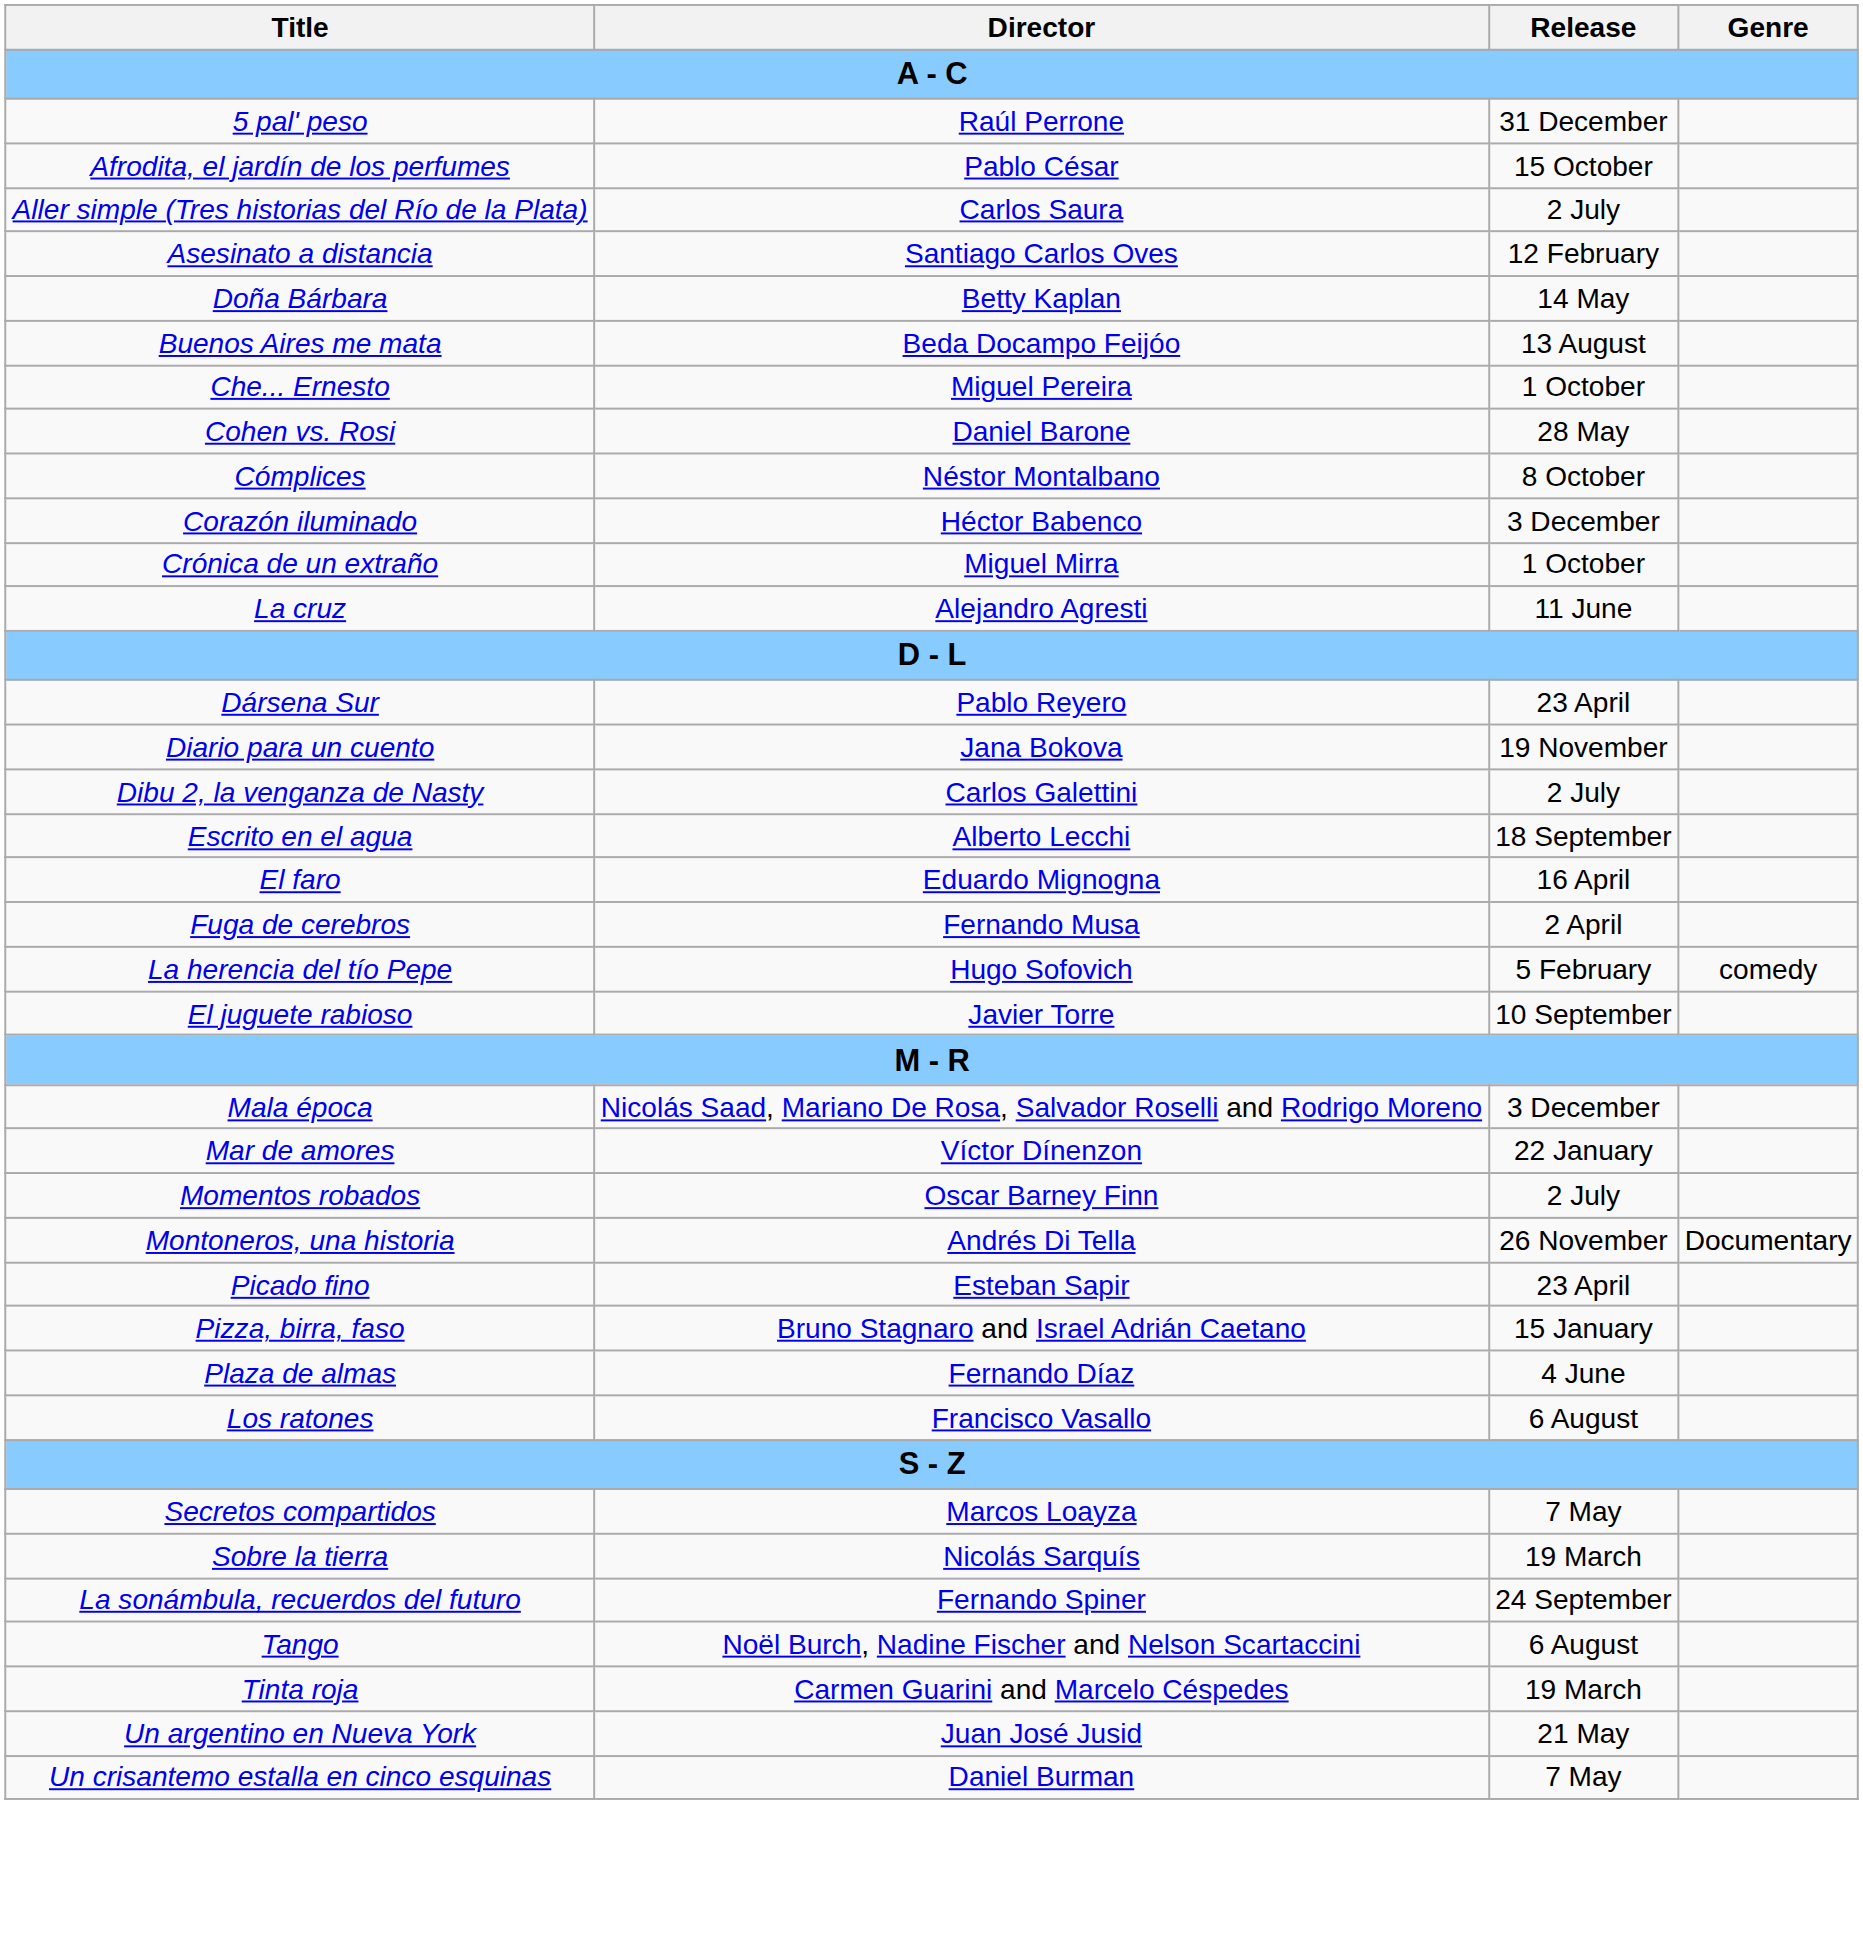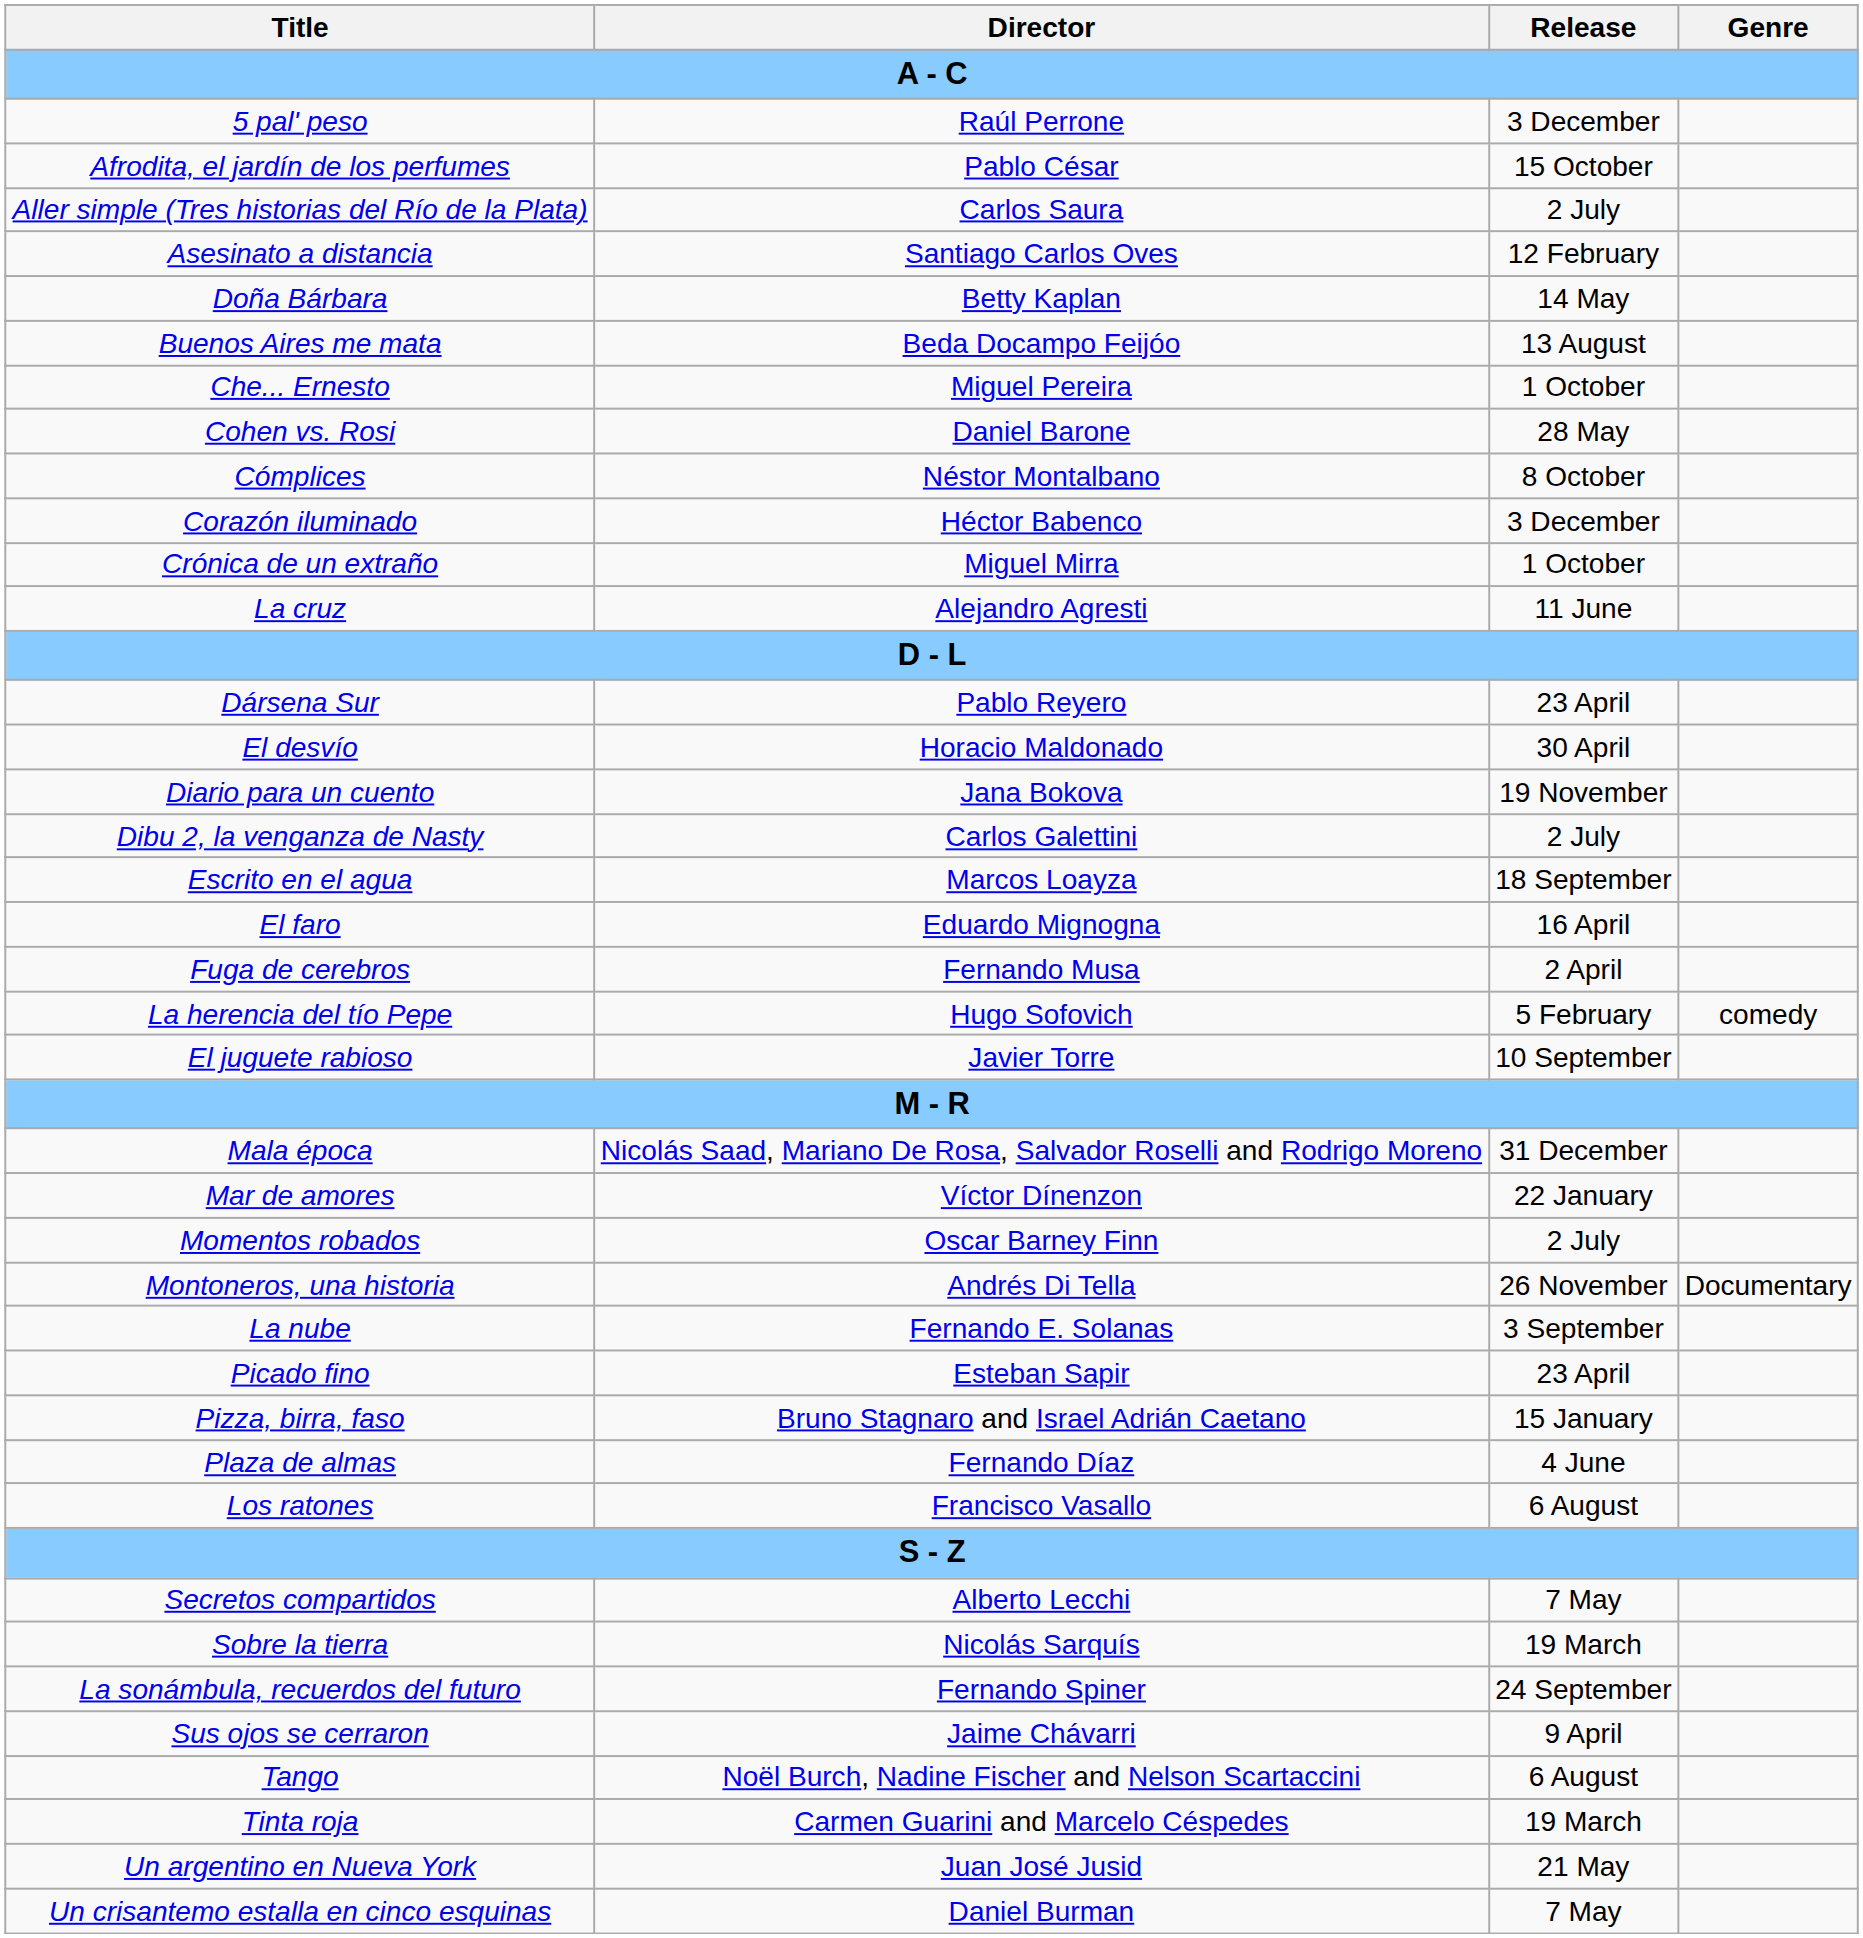(1583, 121) 31 December -> (1583, 121) 3 December
+ row: (300, 747)
(1041, 836) Alberto Lecchi -> (1041, 880) Marcos Loayza
(1583, 1107) 3 December -> (1583, 1152) 31 December
+ row: (300, 1329)
(1041, 1511) Marcos Loayza -> (1041, 1600) Alberto Lecchi
+ row: (300, 1733)
